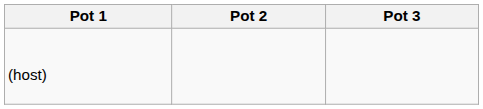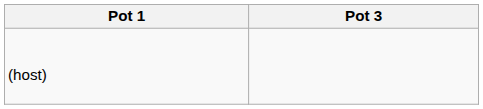- column: (249, 16)
